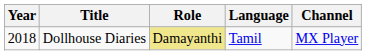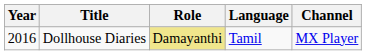(22, 38) 2018 -> (22, 38) 2016
